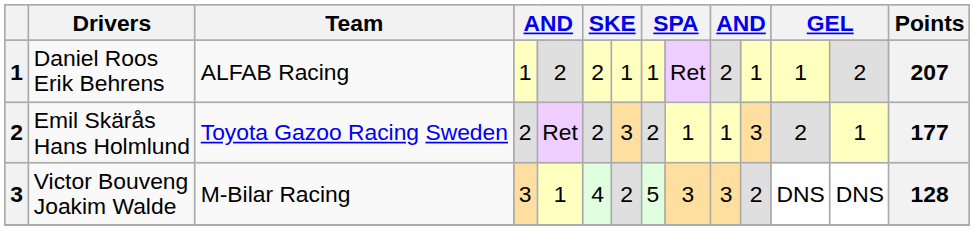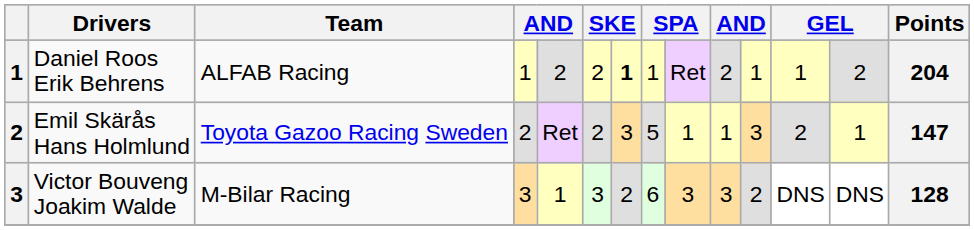(627, 71) normal -> (627, 71) bold
(930, 71) 207 -> (930, 71) 204
(653, 132) 2 -> (653, 132) 5
(930, 132) 177 -> (930, 132) 147
(598, 193) 4 -> (598, 193) 3
(653, 193) 5 -> (653, 193) 6
